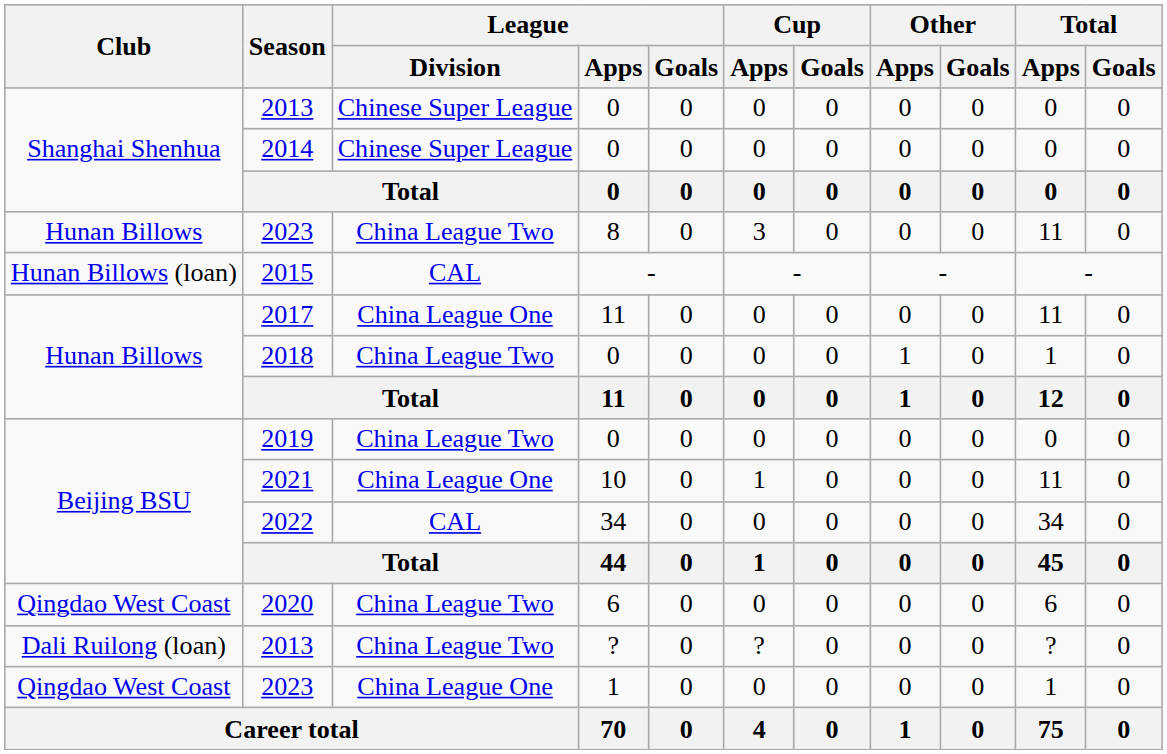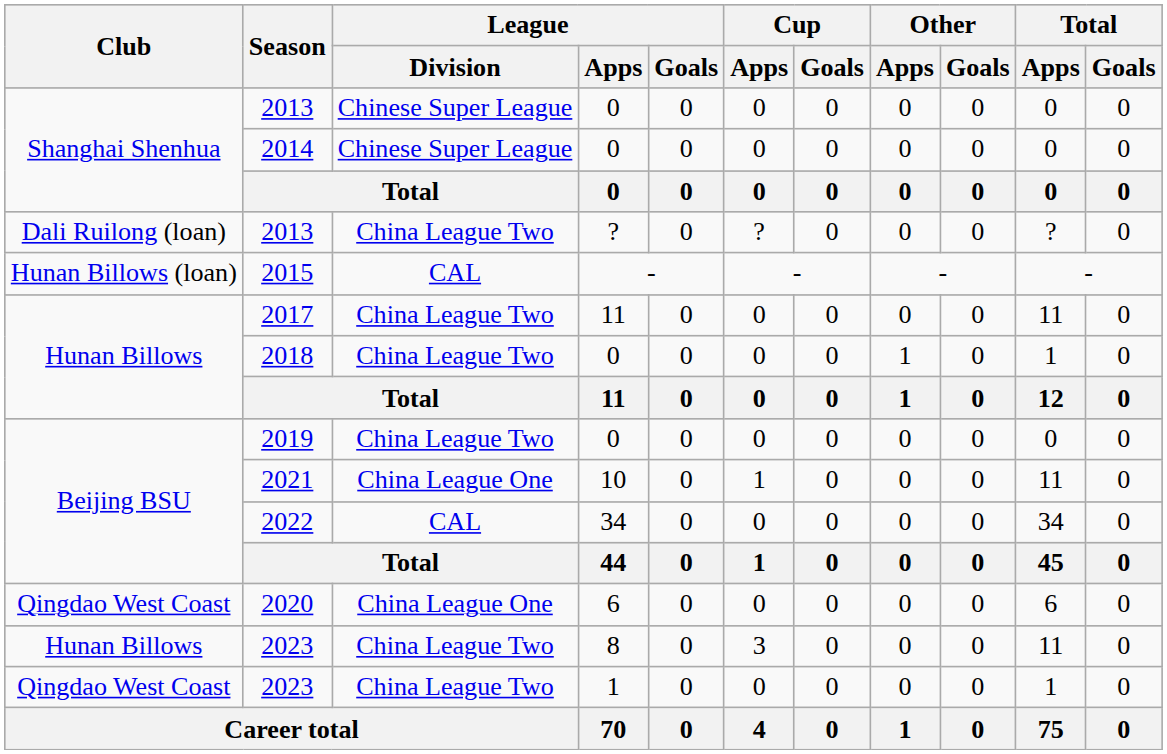rows swapped: (287, 645) <-> (287, 231)
(455, 314) China League One -> (455, 314) China League Two
(455, 604) China League Two -> (455, 604) China League One
(455, 686) China League One -> (455, 686) China League Two
